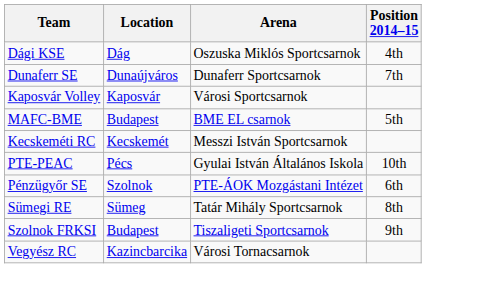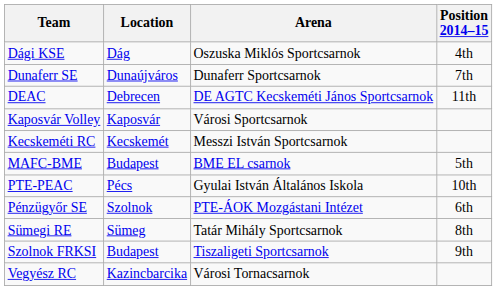+ row: (27, 97)
rows swapped: (52, 141) <-> (45, 119)
